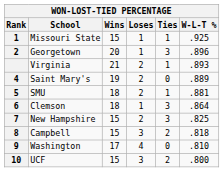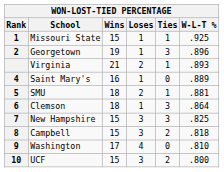(114, 52) 20 -> (114, 52) 19
(114, 79) 19 -> (114, 79) 16
(141, 79) 2 -> (141, 79) 1
(141, 120) 2 -> (141, 120) 3
